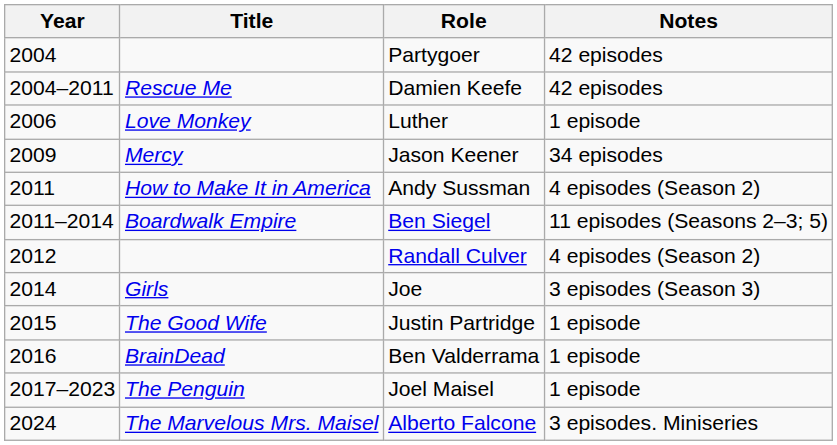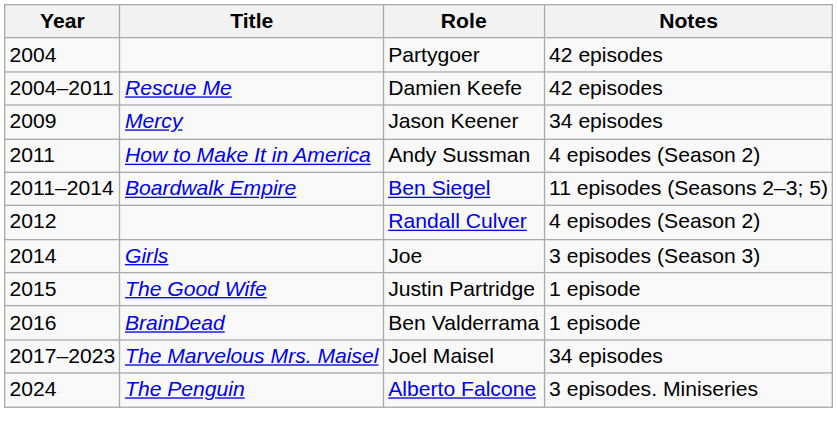- row: (418, 121)
(185, 389) The Penguin -> (252, 356) The Marvelous Mrs. Maisel
(595, 389) 1 episode -> (606, 356) 34 episodes
(252, 423) The Marvelous Mrs. Maisel -> (185, 389) The Penguin
